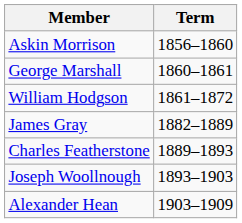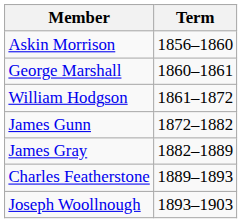+ row: (50, 124)
- row: (63, 204)
